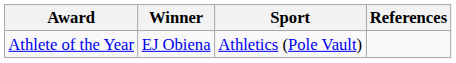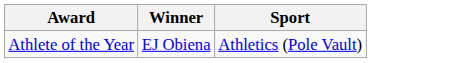- column: (408, 17)
